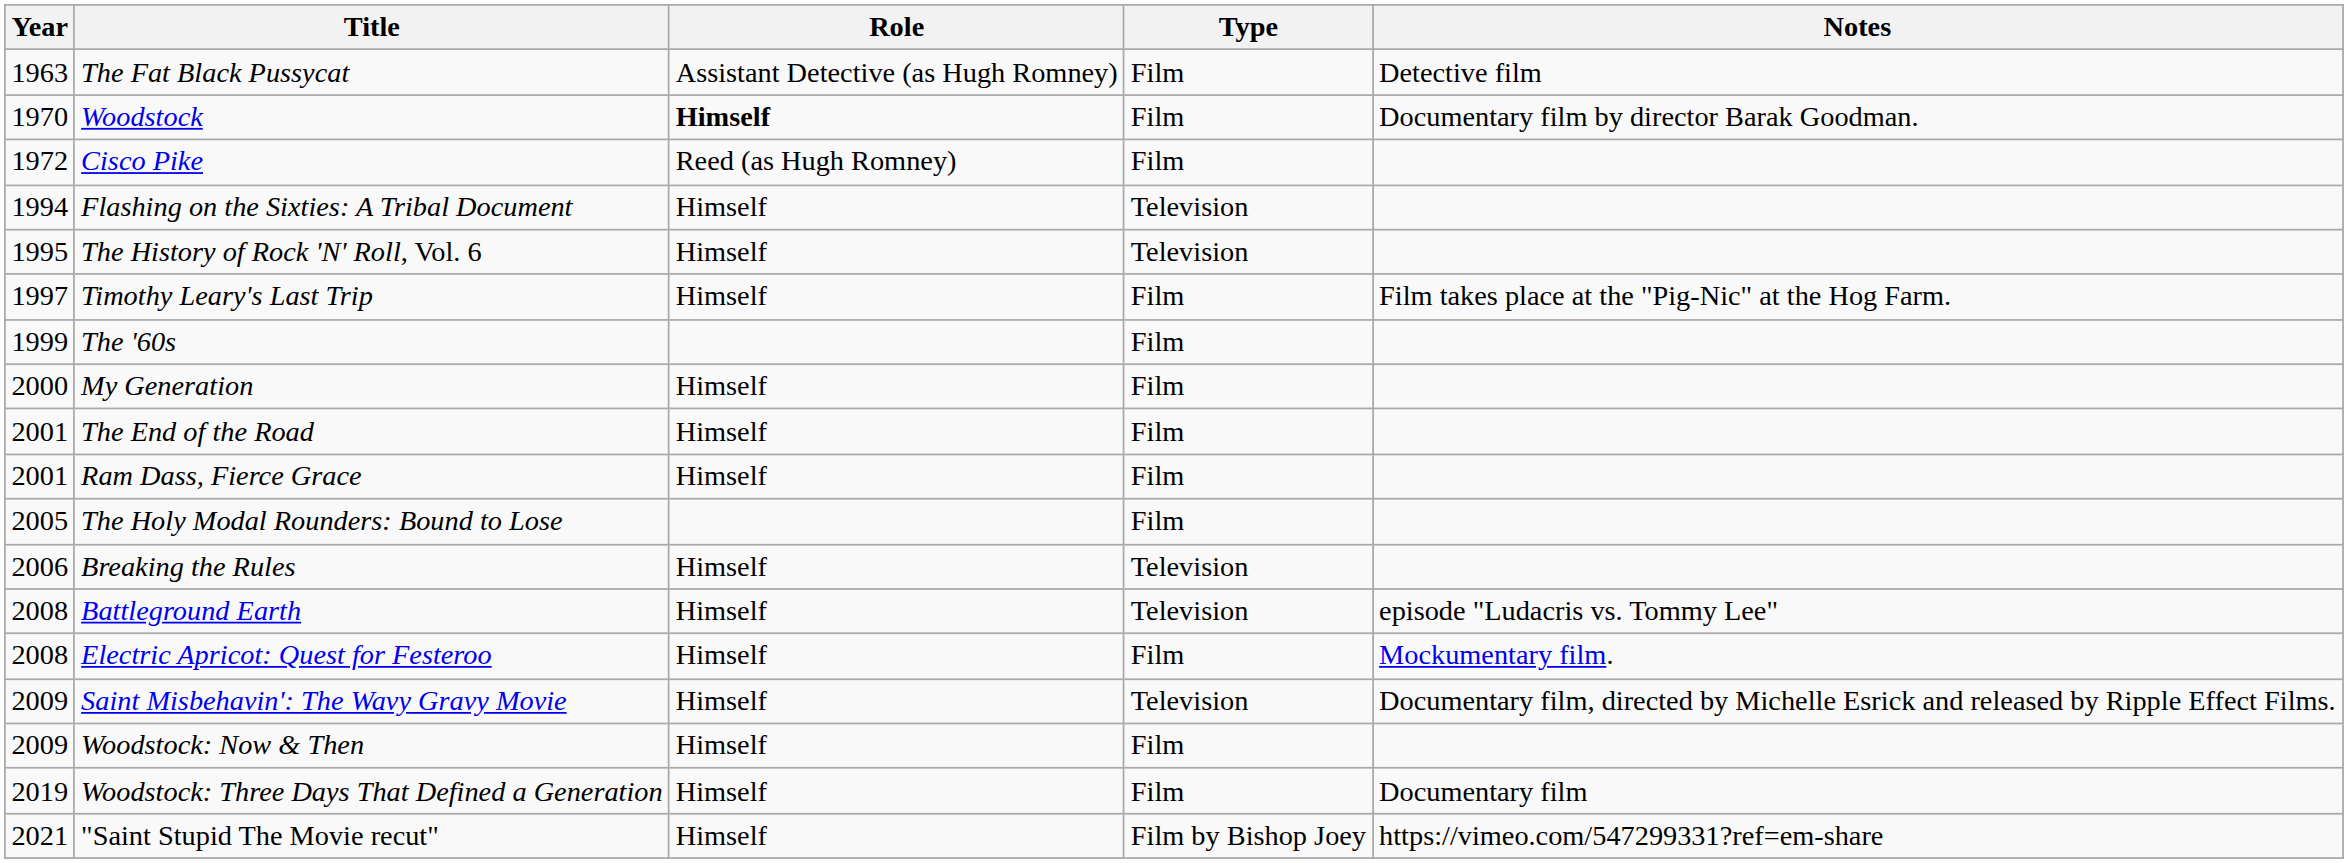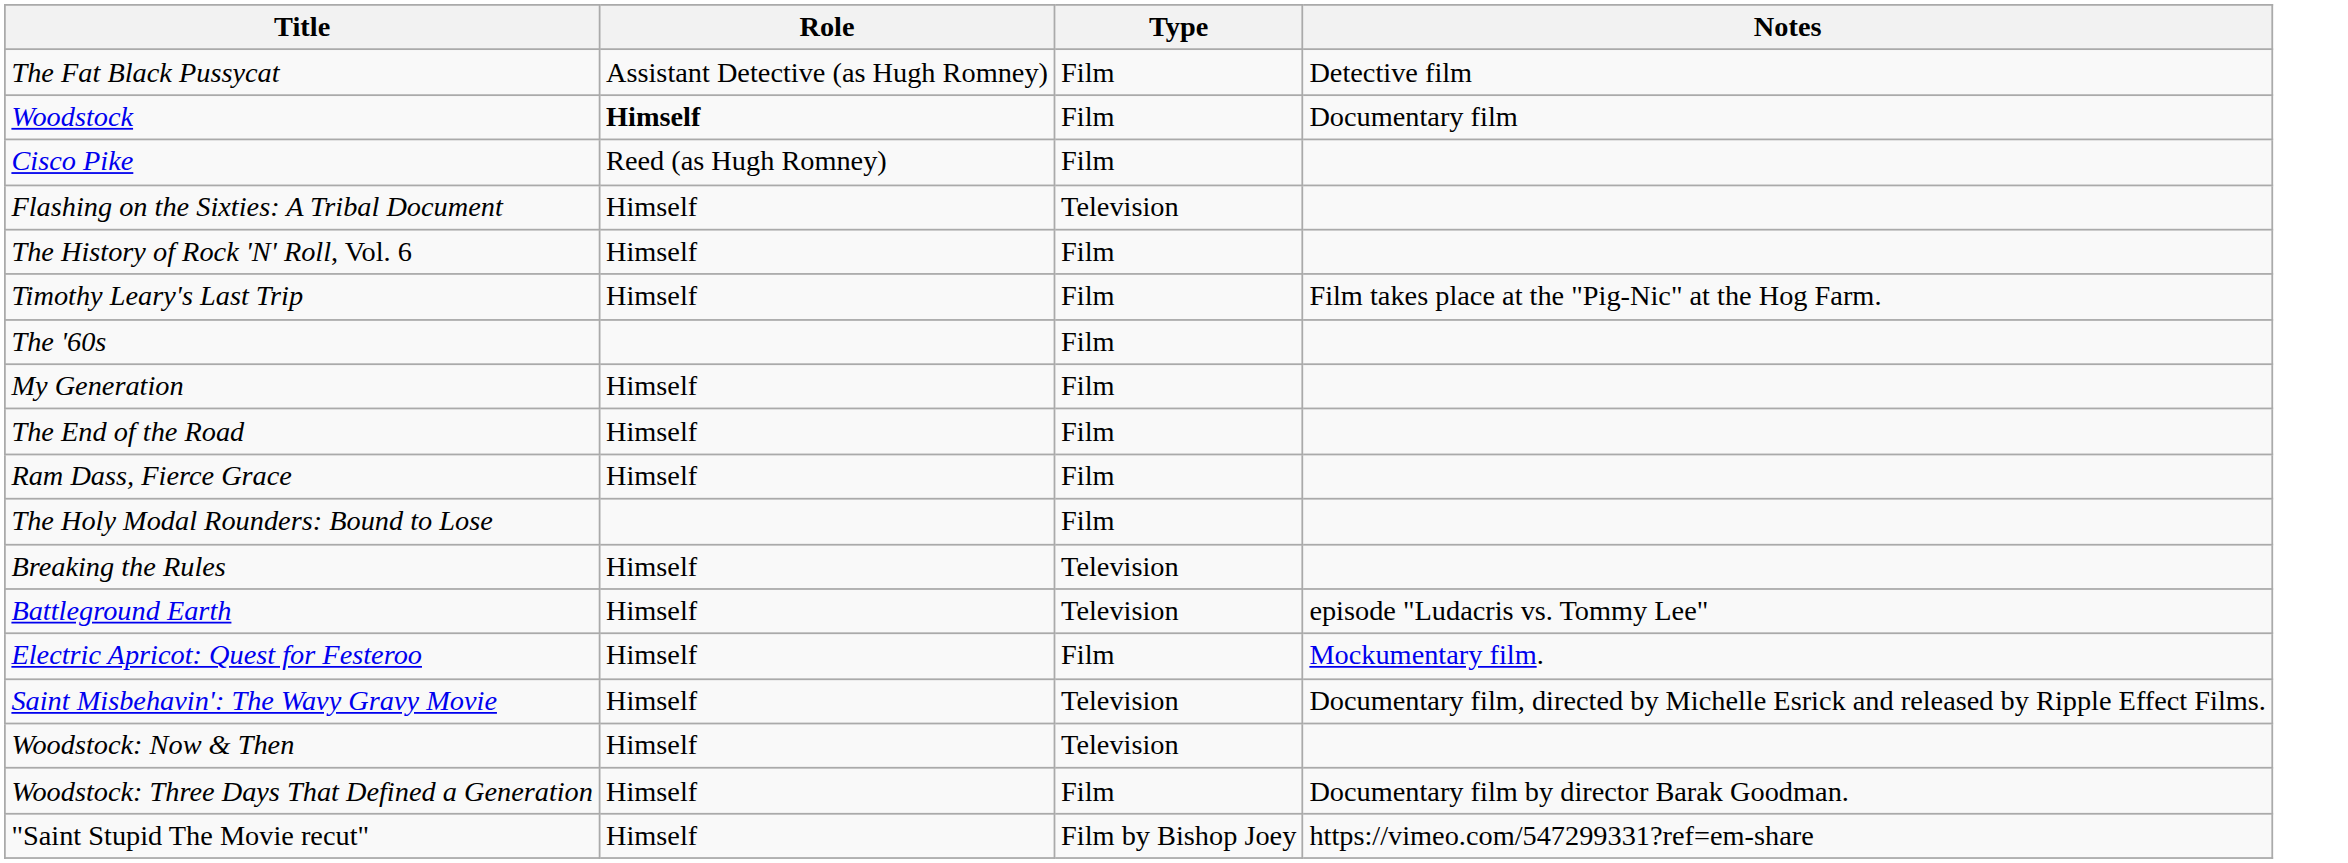- column: (40, 26)
(1649, 116) Documentary film by director Barak Goodman. -> (1414, 116) Documentary film
(1190, 251) Television -> (1088, 251) Film
(1158, 745) Film -> (1120, 745) Television
(1483, 790) Documentary film -> (1579, 790) Documentary film by director Barak Goodman.
